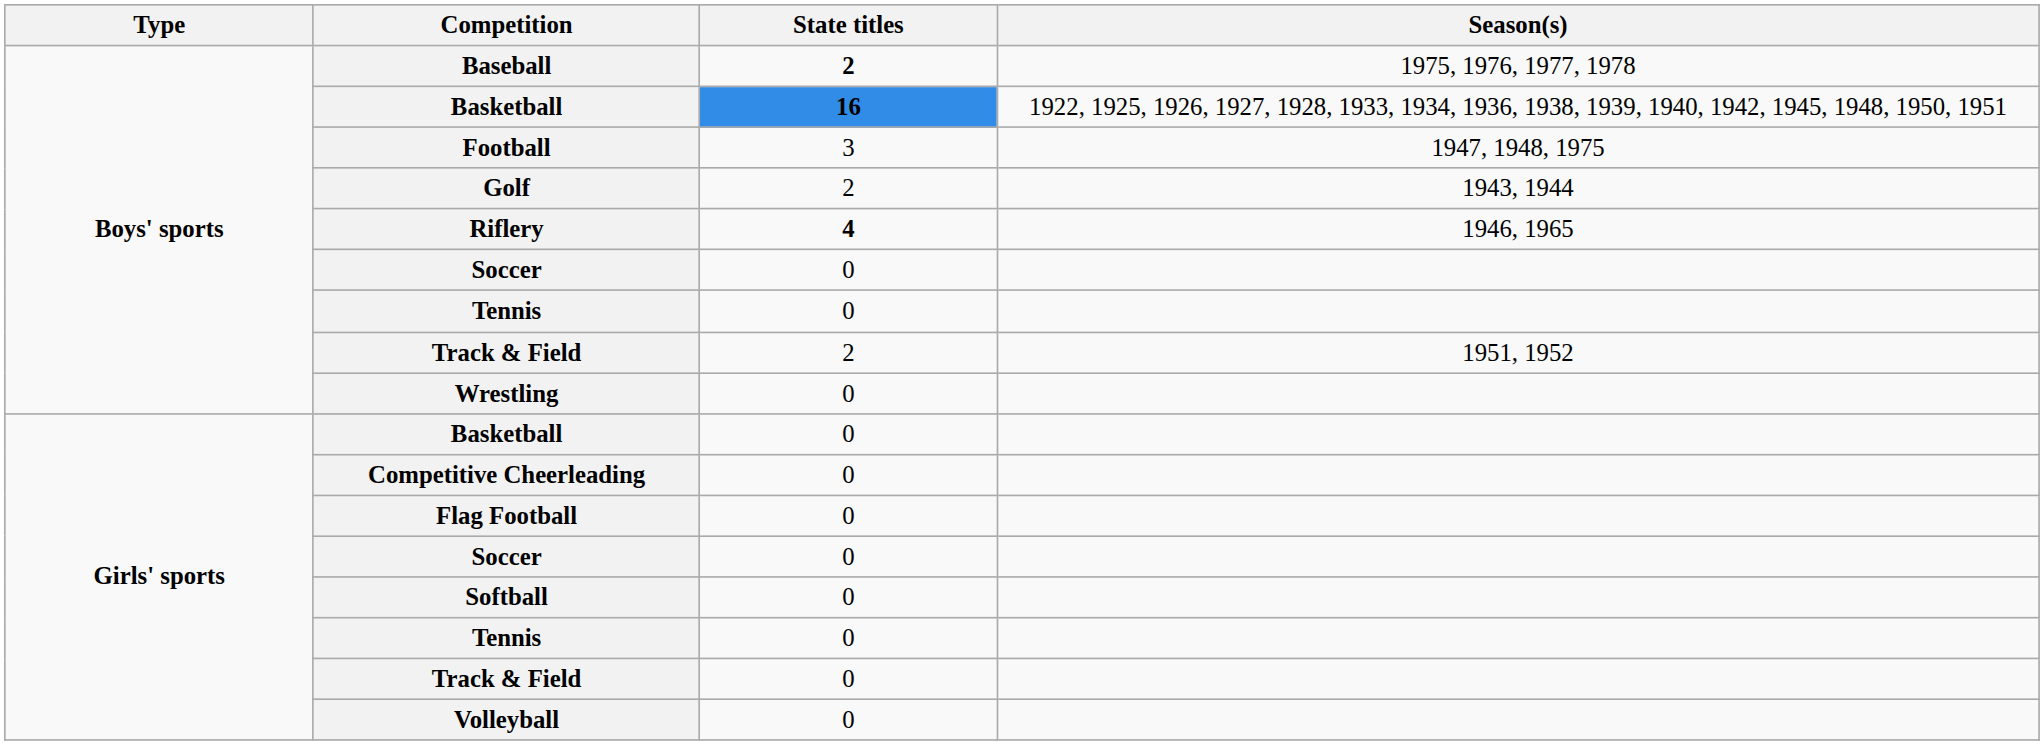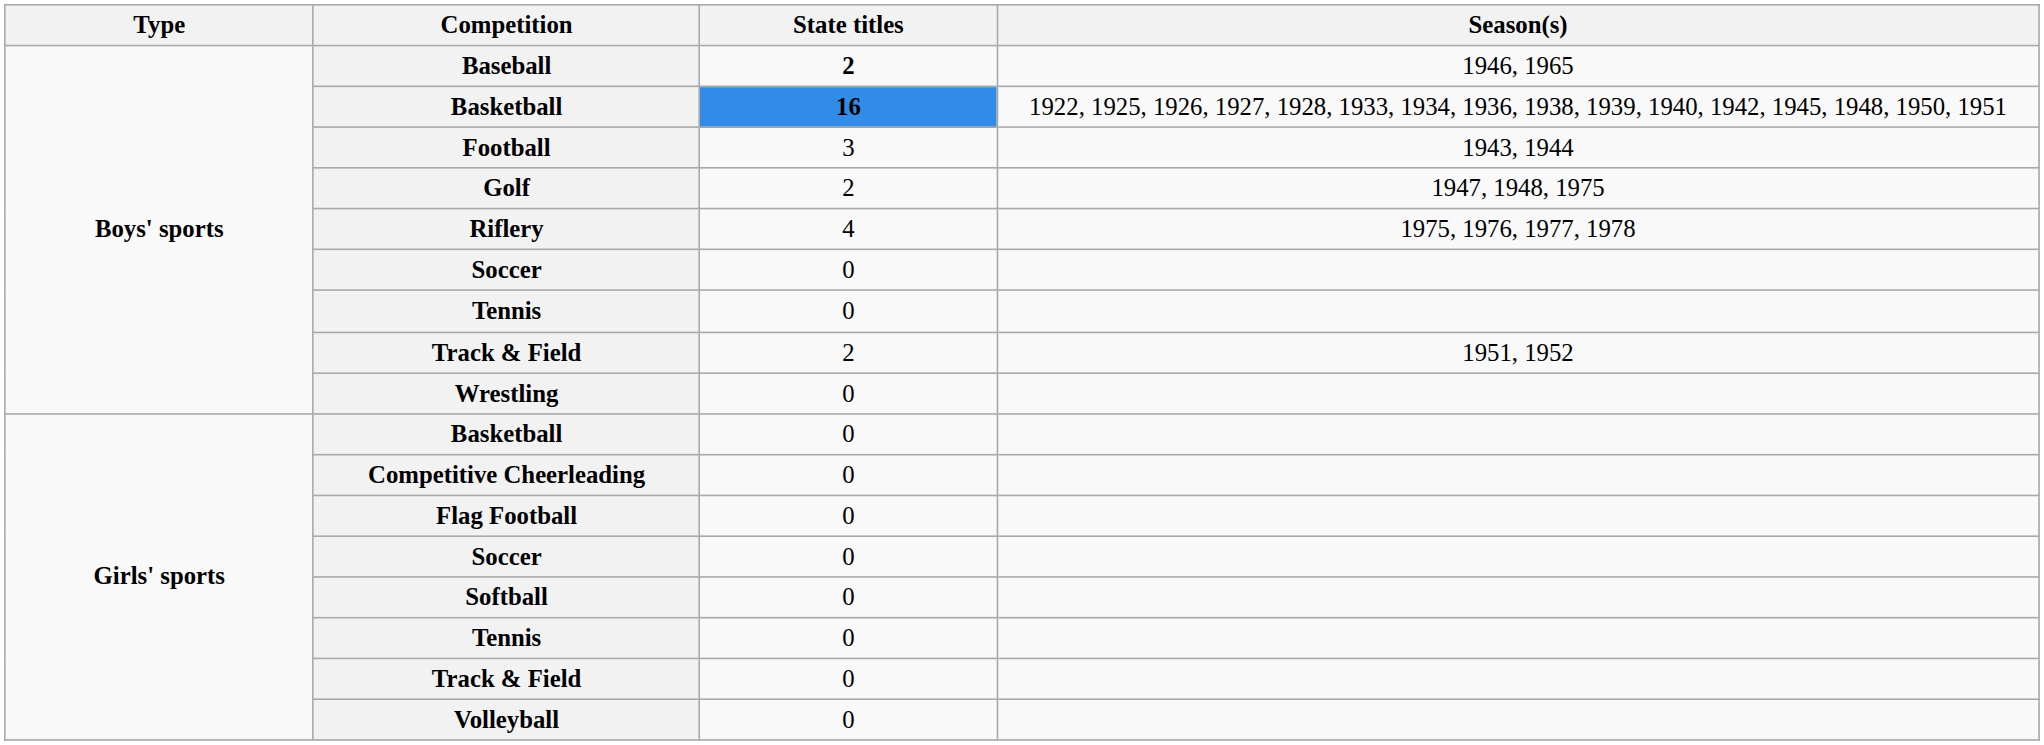(1518, 65) 1975, 1976, 1977, 1978 -> (1518, 65) 1946, 1965
(1518, 147) 1947, 1948, 1975 -> (1518, 147) 1943, 1944
(1518, 188) 1943, 1944 -> (1518, 188) 1947, 1948, 1975
(848, 229) bold -> (848, 229) normal
(1518, 229) 1946, 1965 -> (1518, 229) 1975, 1976, 1977, 1978
